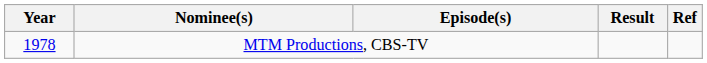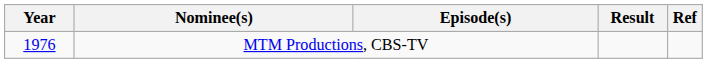(39, 44) 1978 -> (39, 44) 1976
